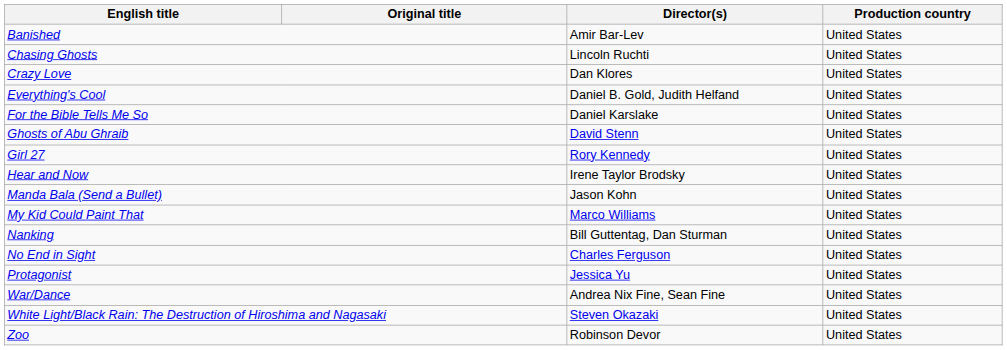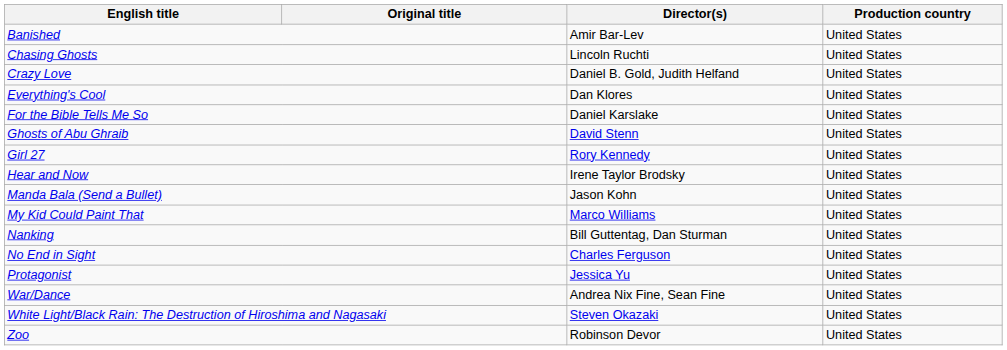(601, 74) Dan Klores -> (654, 74) Daniel B. Gold, Judith Helfand
(654, 94) Daniel B. Gold, Judith Helfand -> (601, 94) Dan Klores
